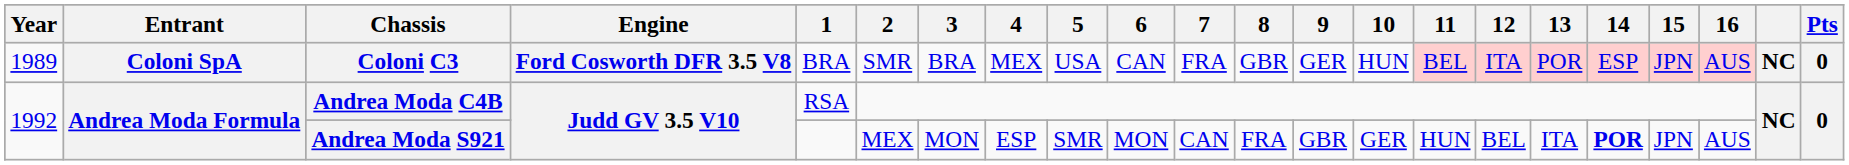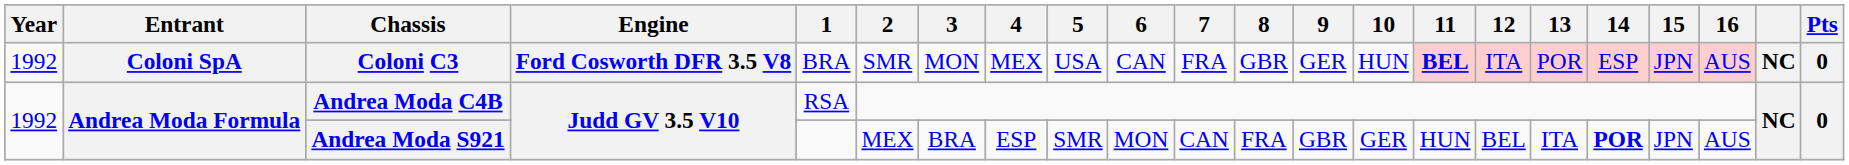(34, 61) 1989 -> (34, 61) 1992
(952, 61) BRA -> (952, 61) MON
(1445, 61) normal -> (1445, 61) bold
(952, 139) MON -> (952, 139) BRA
